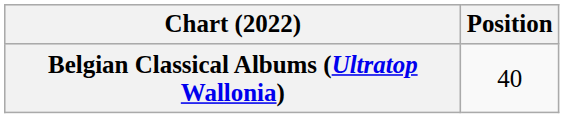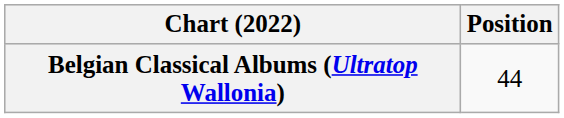(510, 77) 40 -> (510, 77) 44
